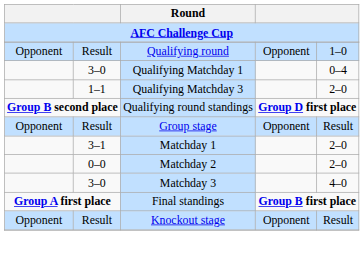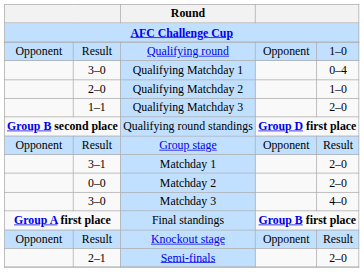+ row: (188, 88)
+ row: (188, 257)
